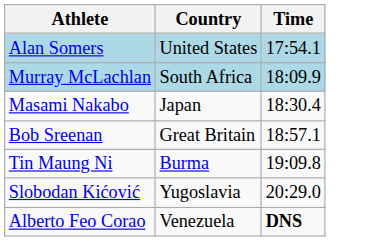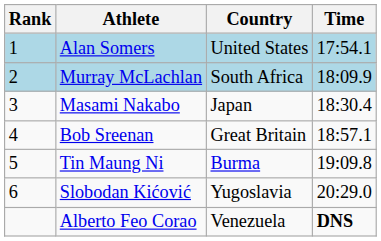+ column: (30, 18)
